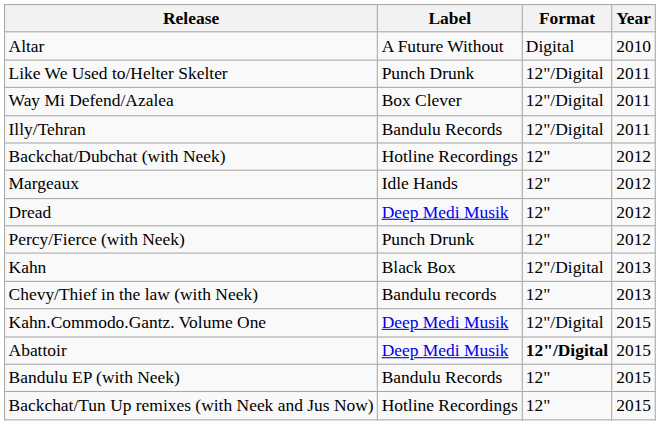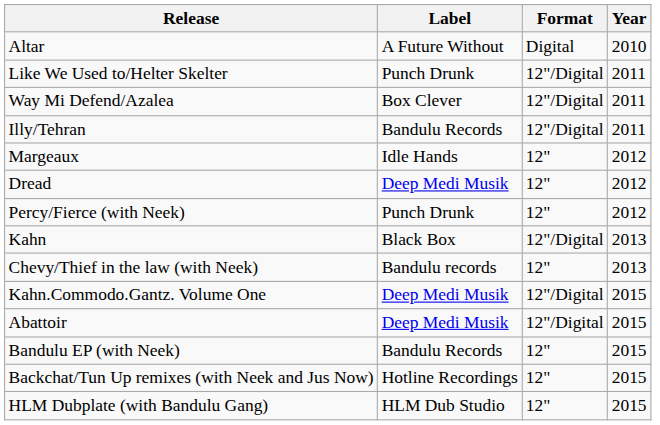- row: (117, 156)
(567, 350) bold -> (565, 322) normal
+ row: (138, 405)
